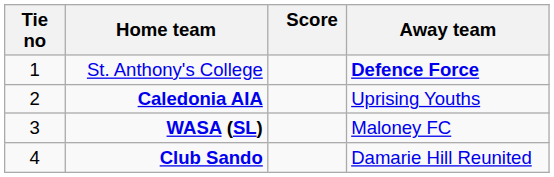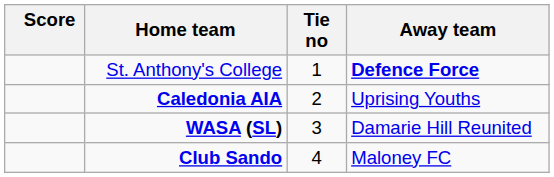columns swapped: (35, 30) <-> (307, 30)
(401, 128) Maloney FC -> (441, 128) Damarie Hill Reunited
(441, 158) Damarie Hill Reunited -> (401, 158) Maloney FC
